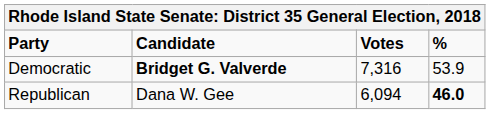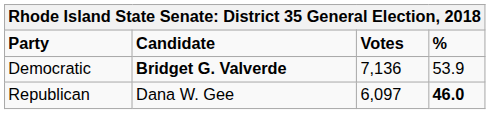(381, 69) 7,316 -> (381, 69) 7,136
(381, 95) 6,094 -> (381, 95) 6,097
